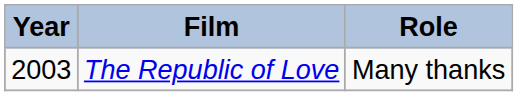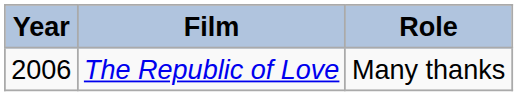(41, 69) 2003 -> (41, 69) 2006
